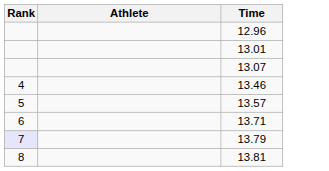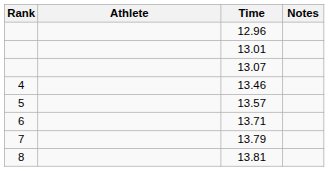+ column: (303, 13)
(21, 139) lavender background -> (21, 139) no background
